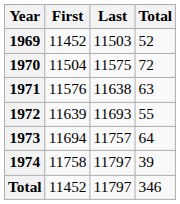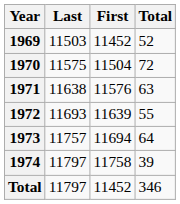columns swapped: (68, 16) <-> (113, 16)
